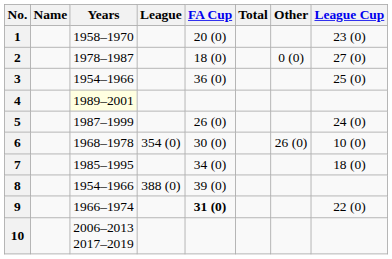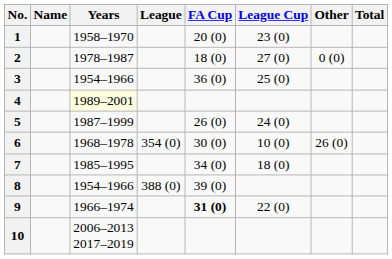columns swapped: (349, 15) <-> (253, 15)
